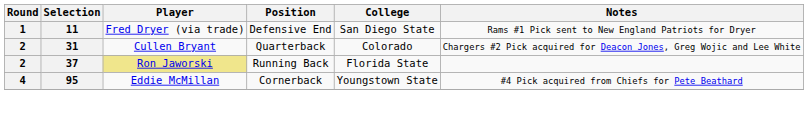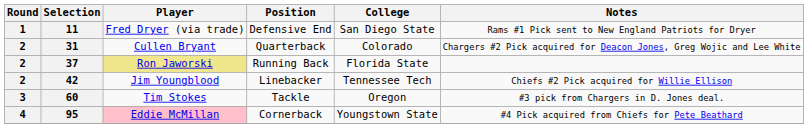+ row: (72, 81)
+ row: (72, 98)
(175, 81) no background -> (175, 115) pink background
